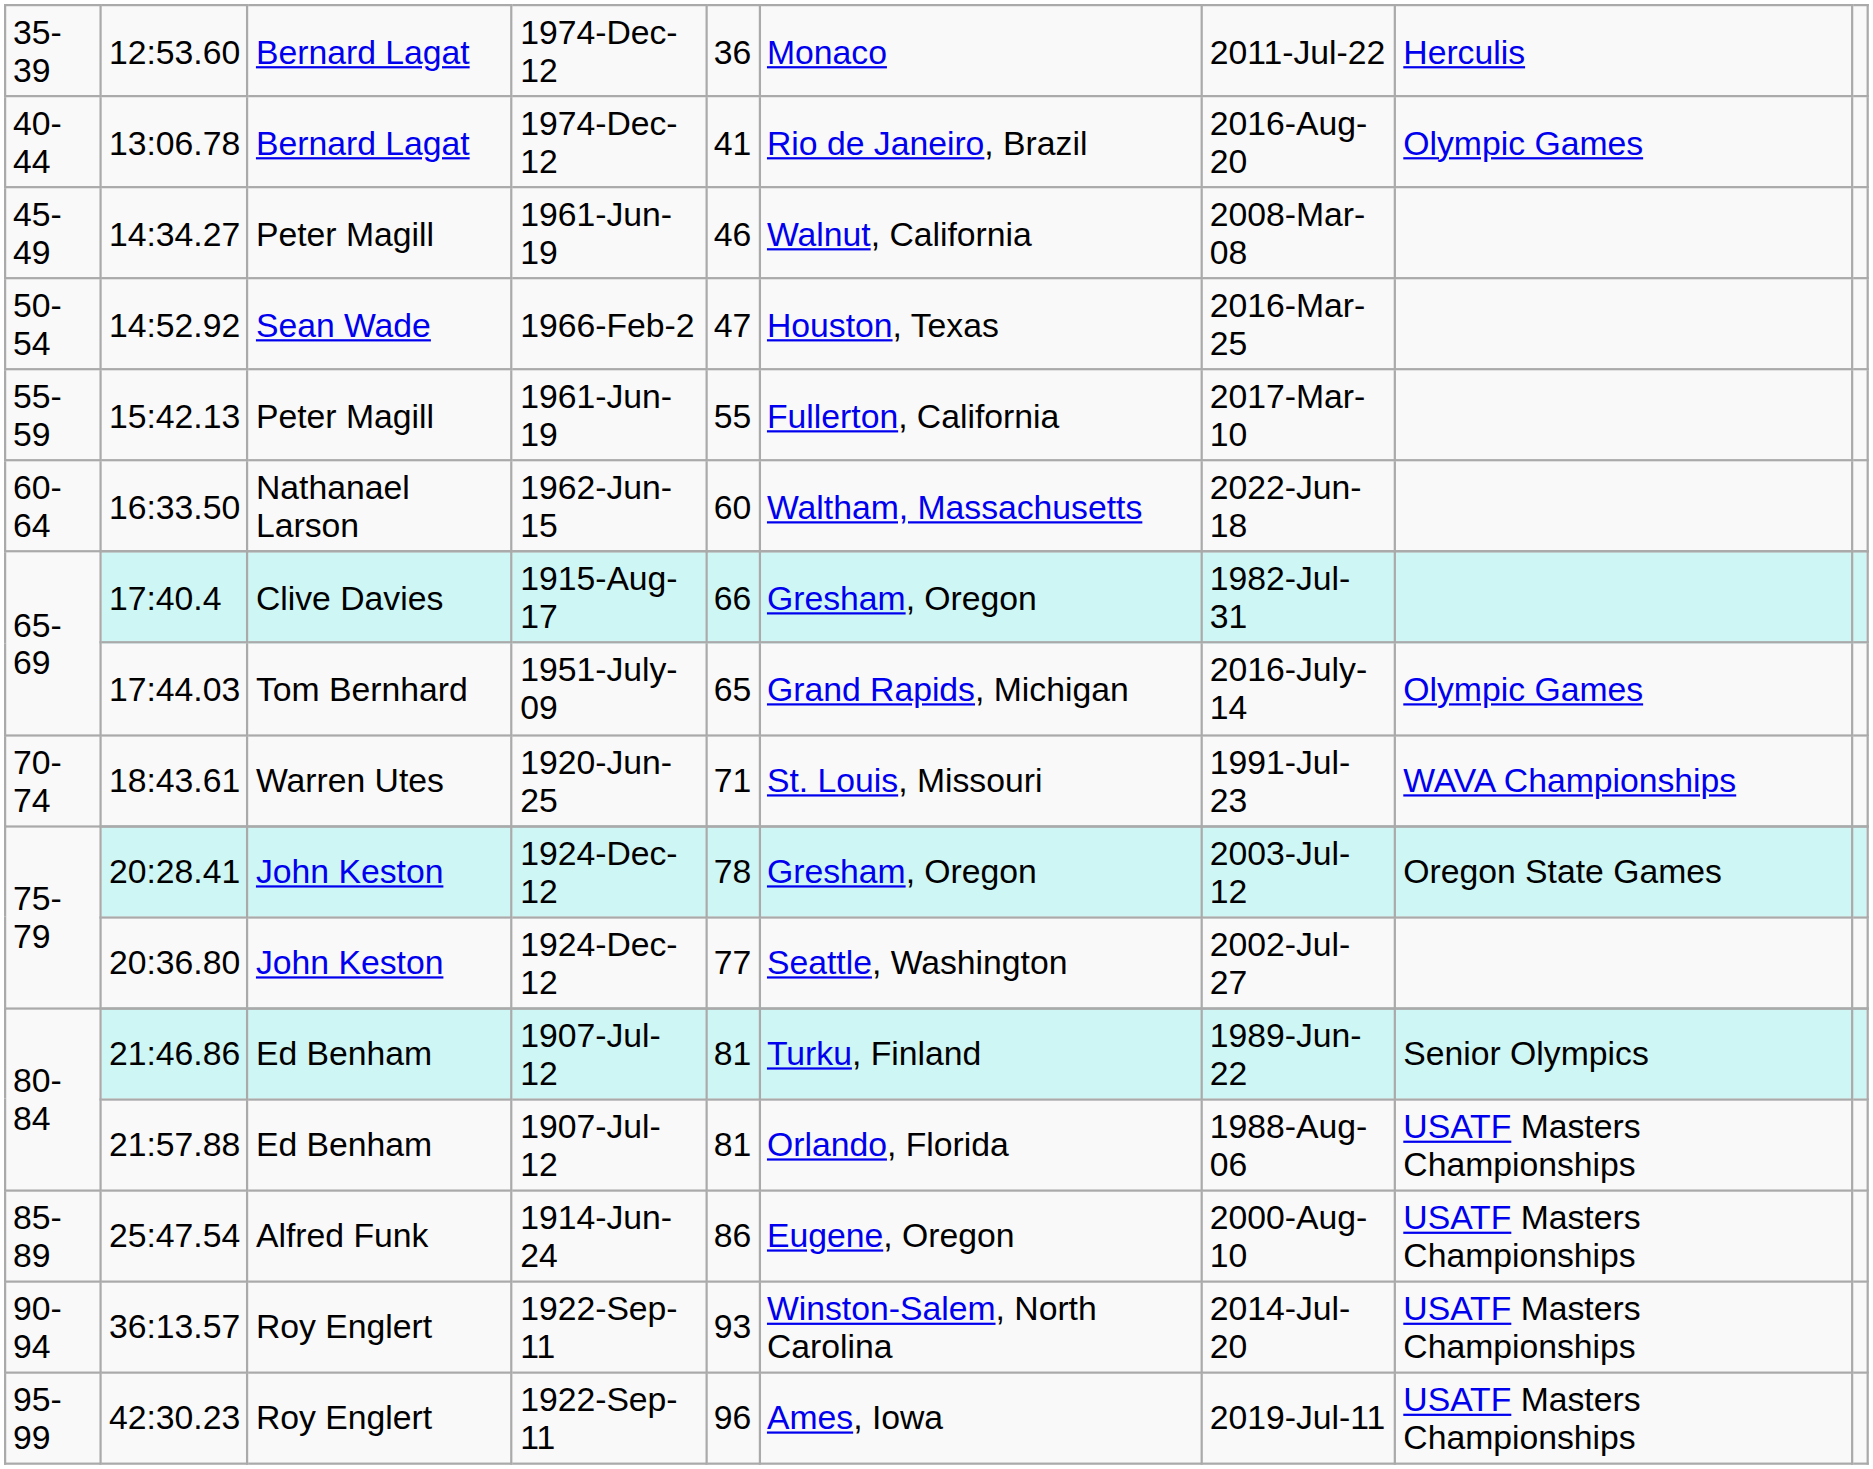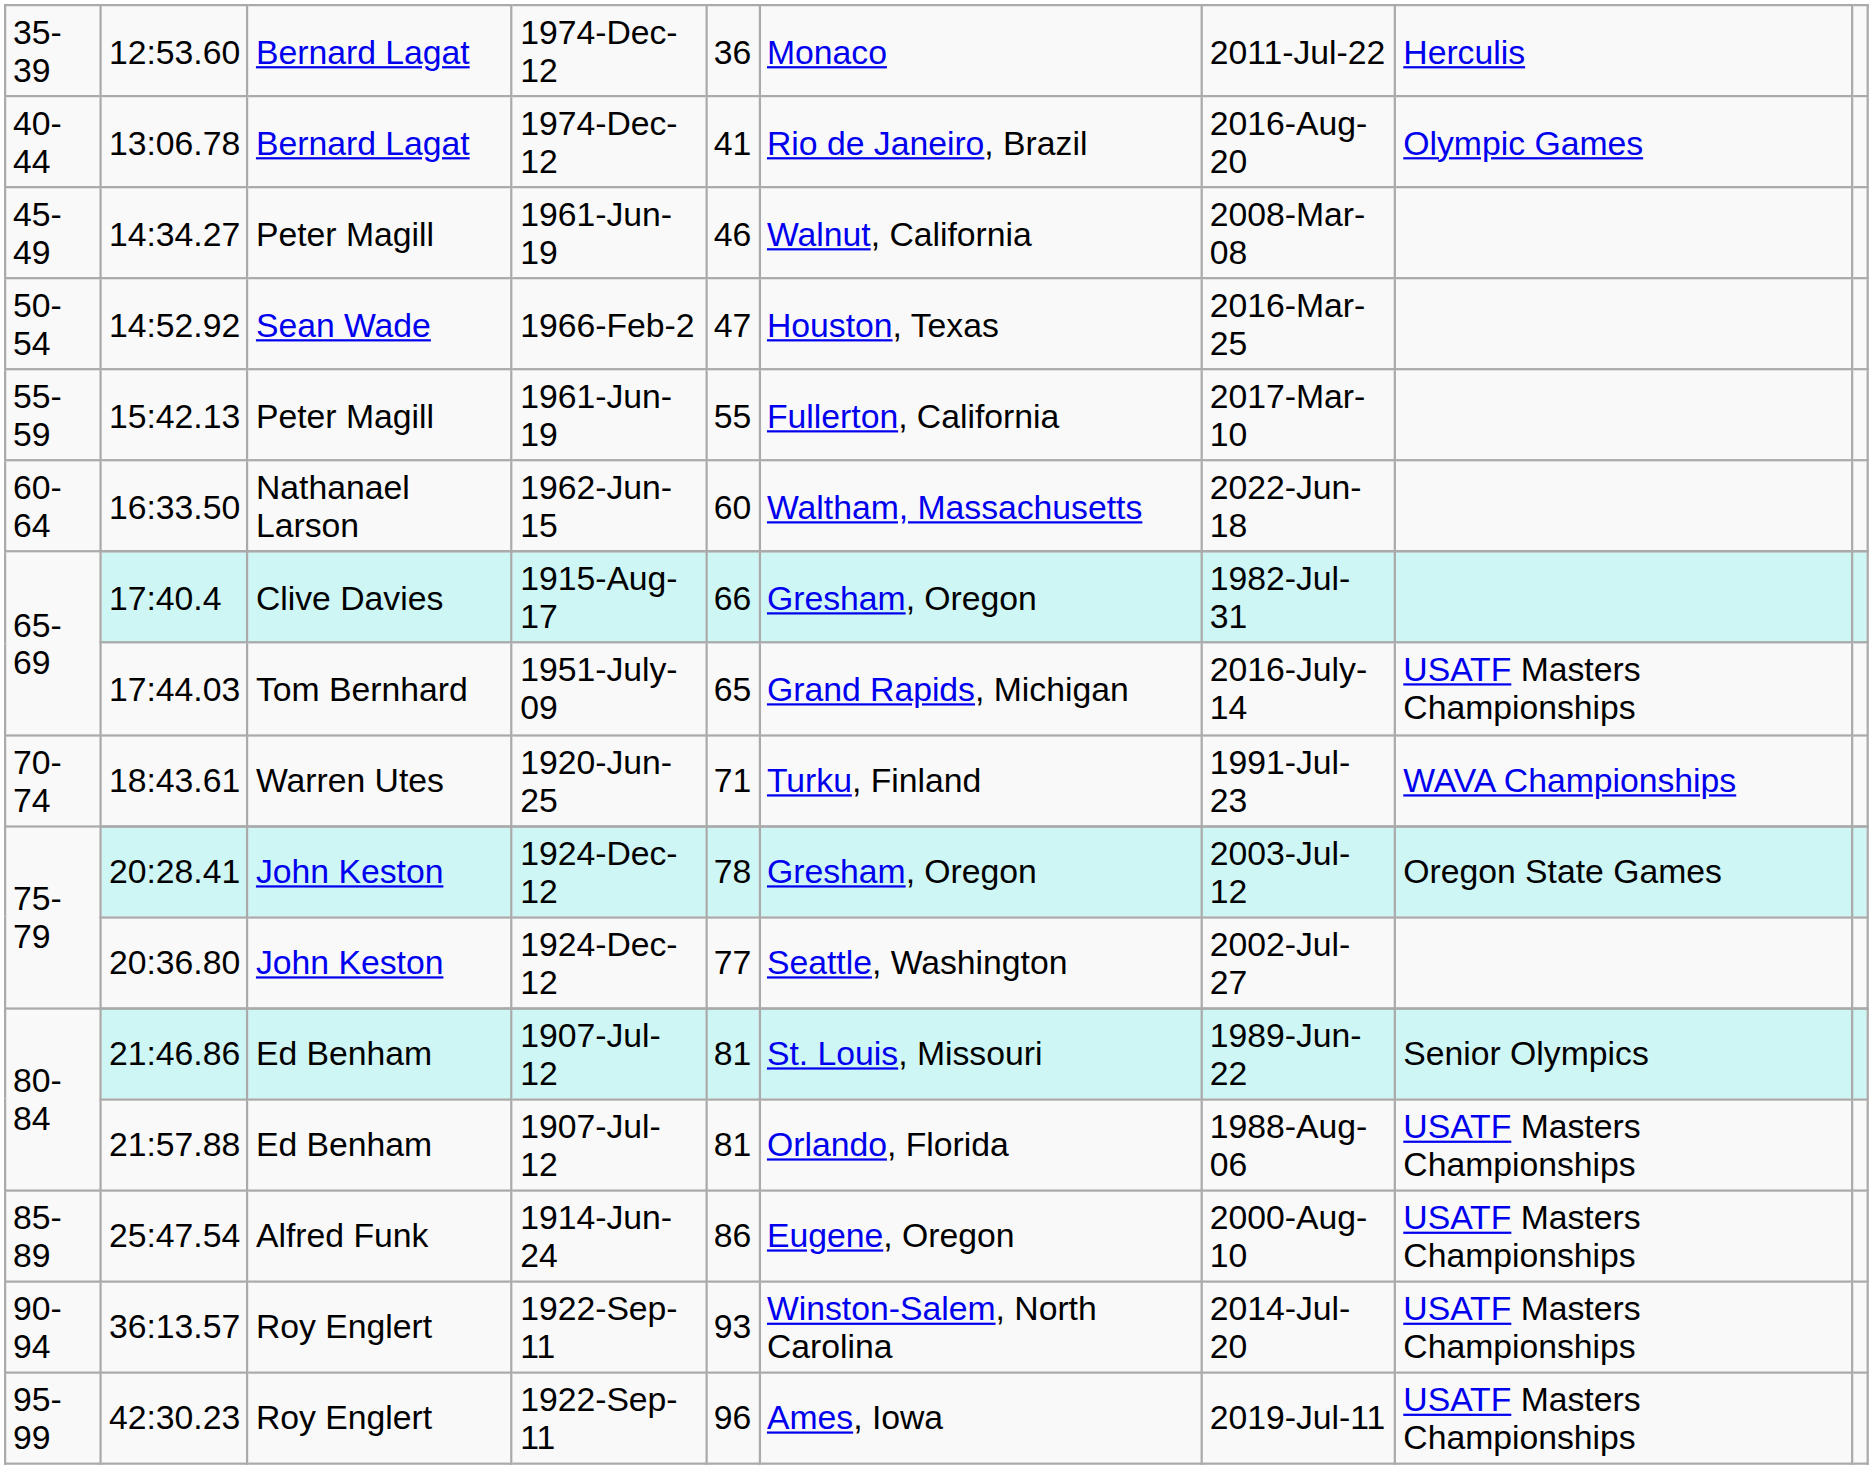(1523, 689) Olympic Games -> (1522, 689) USATF Masters Championships
(905, 780) St. Louis, Missouri -> (874, 780) Turku, Finland
(874, 1054) Turku, Finland -> (905, 1054) St. Louis, Missouri
